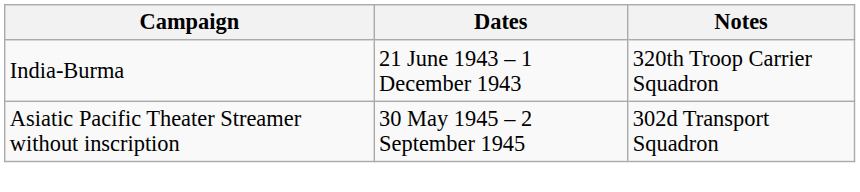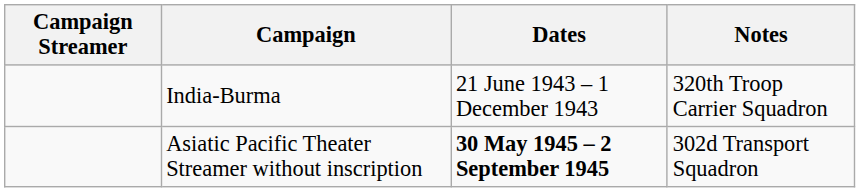+ column: (83, 34)
(456, 131) normal -> (534, 156) bold
